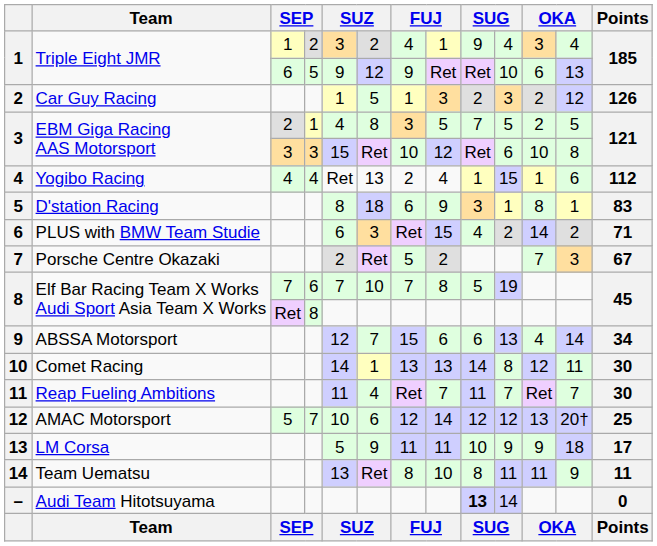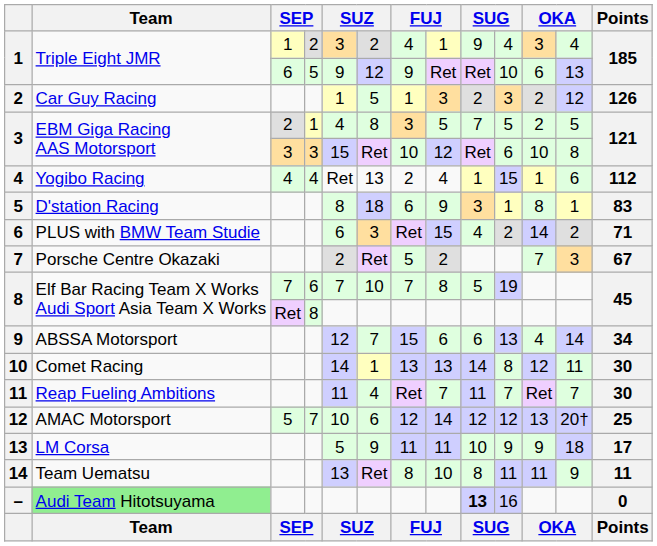(125, 500) no background -> (125, 500) lightgreen background
(508, 500) 14 -> (508, 500) 16
